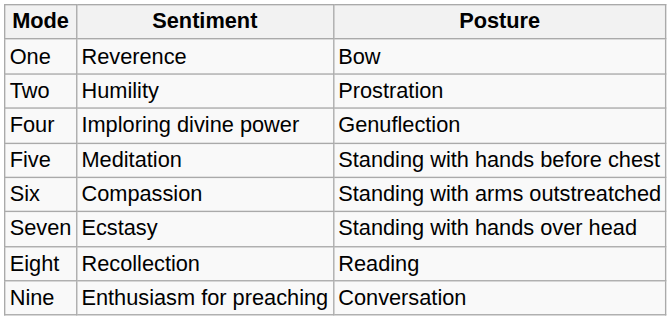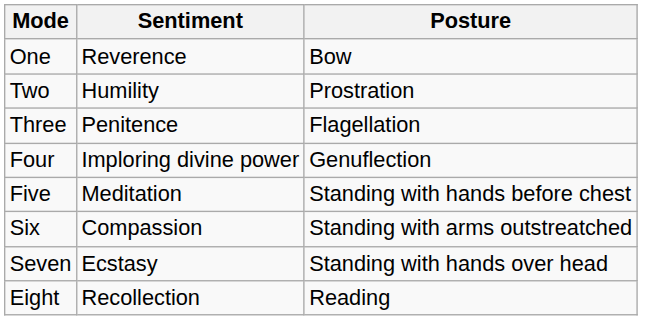+ row: (38, 125)
- row: (32, 297)
